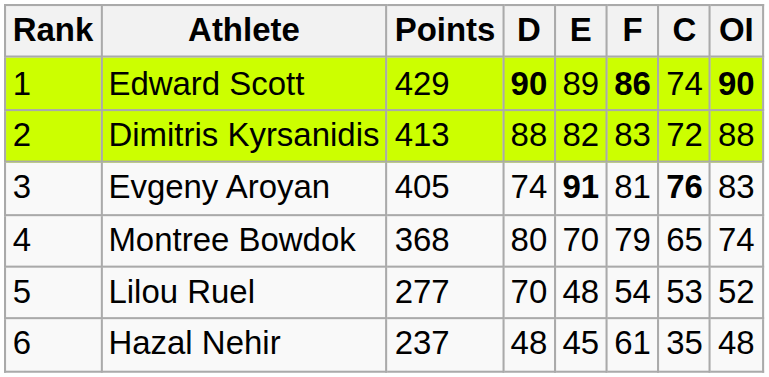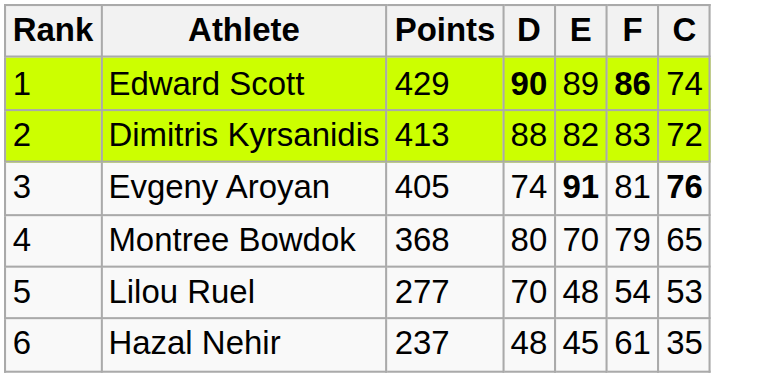- column: (736, 30)
